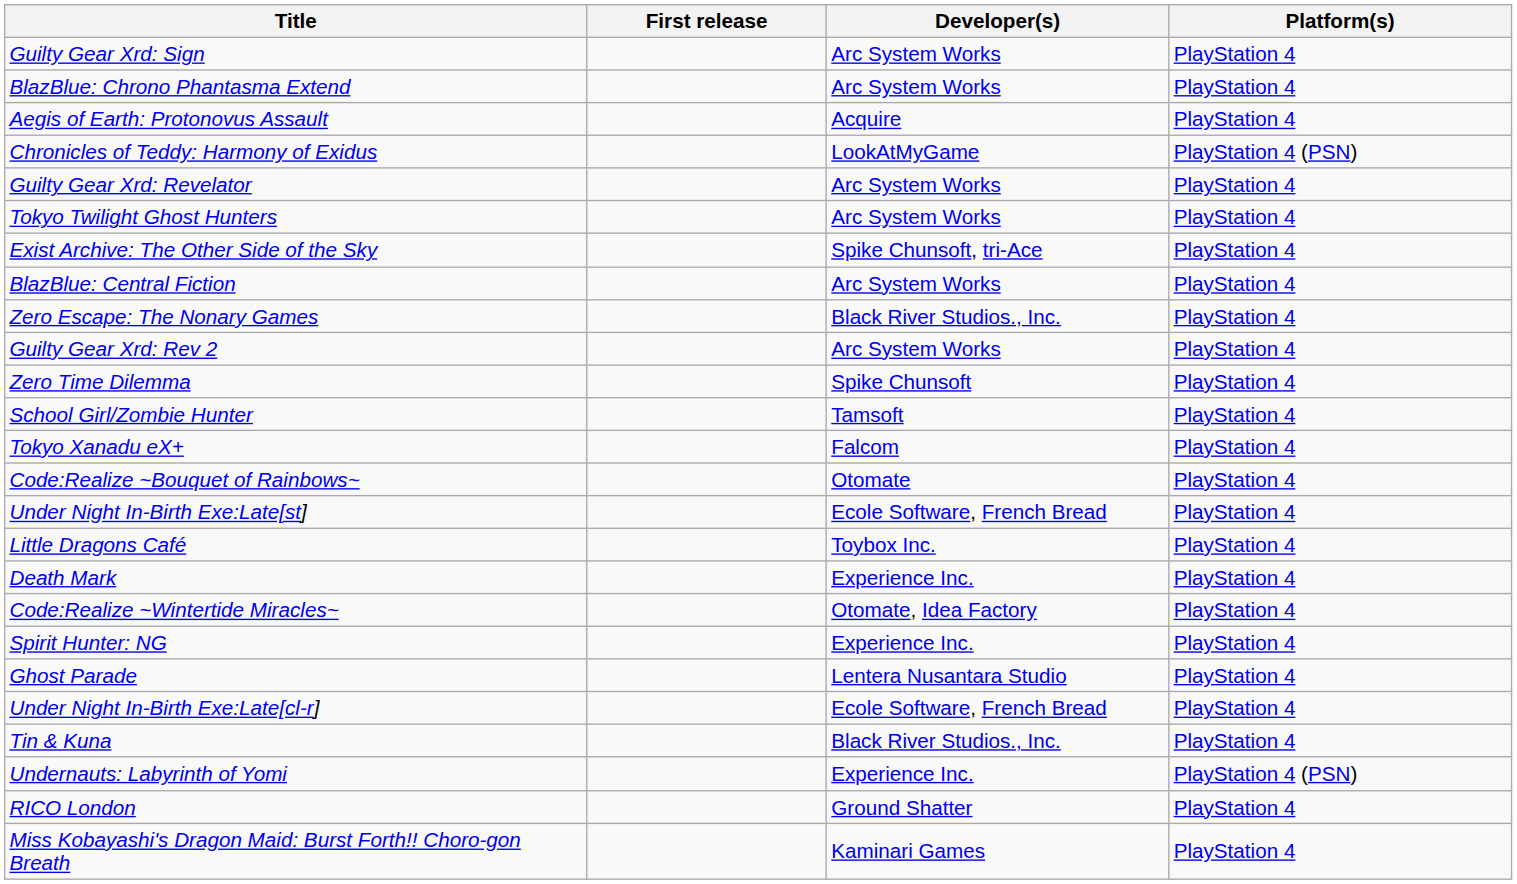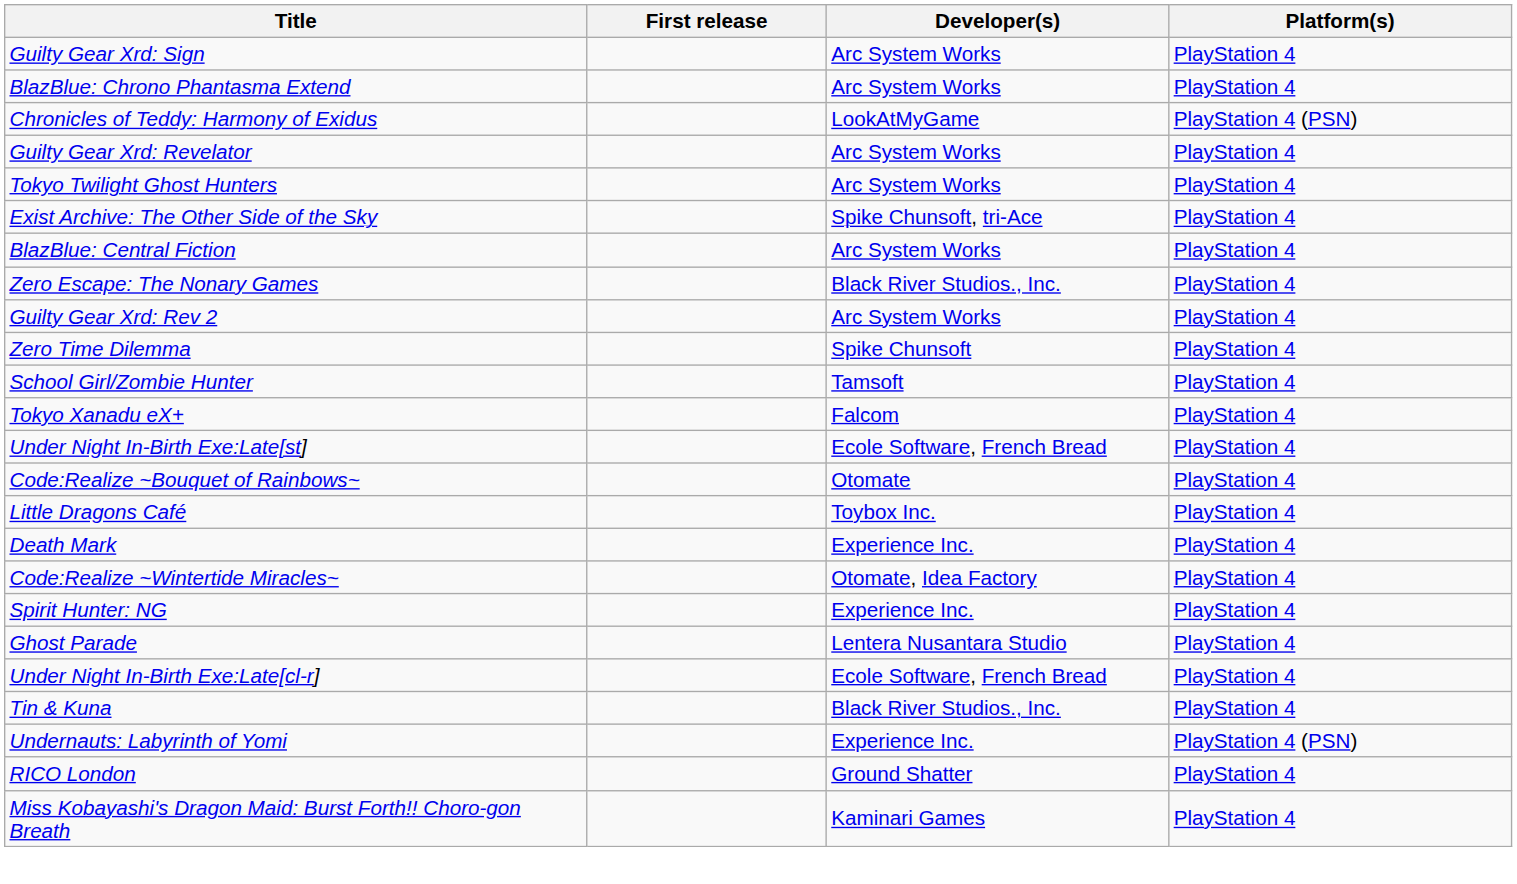- row: (169, 119)
rows swapped: (158, 512) <-> (185, 479)
